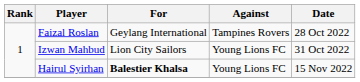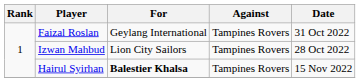(322, 32) 28 Oct 2022 -> (322, 32) 31 Oct 2022
(249, 50) Young Lions FC -> (251, 50) Tampines Rovers
(322, 50) 31 Oct 2022 -> (322, 50) 28 Oct 2022
(249, 68) Young Lions FC -> (251, 68) Tampines Rovers
